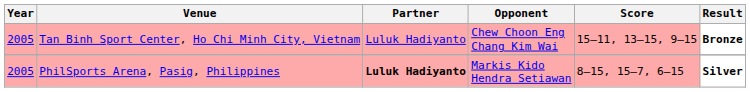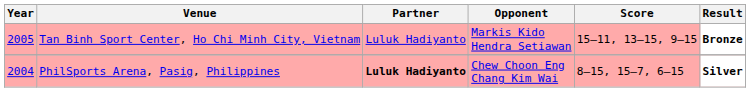(518, 39) Chew Choon Eng Chang Kim Wai -> (521, 39) Markis Kido Hendra Setiawan
(21, 71) 2005 -> (21, 71) 2004
(521, 71) Markis Kido Hendra Setiawan -> (518, 71) Chew Choon Eng Chang Kim Wai
